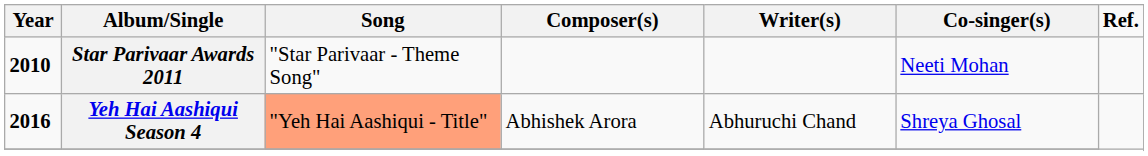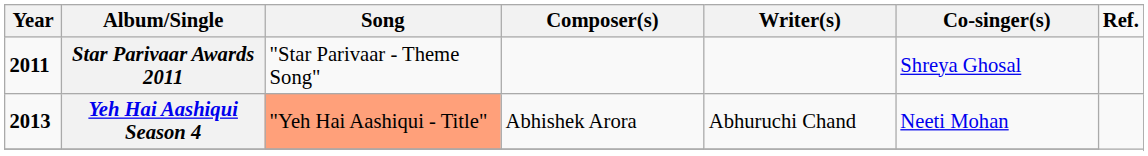(30, 65) 2010 -> (29, 65) 2011
(954, 65) Neeti Mohan -> (961, 65) Shreya Ghosal
(30, 121) 2016 -> (30, 121) 2013
(961, 121) Shreya Ghosal -> (954, 121) Neeti Mohan
